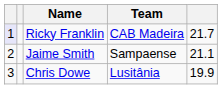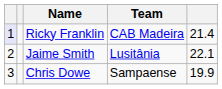(202, 34) 21.7 -> (202, 34) 21.4
(143, 53) Sampaense -> (135, 53) Lusitânia
(202, 53) 21.1 -> (202, 53) 22.1
(135, 73) Lusitânia -> (143, 73) Sampaense
